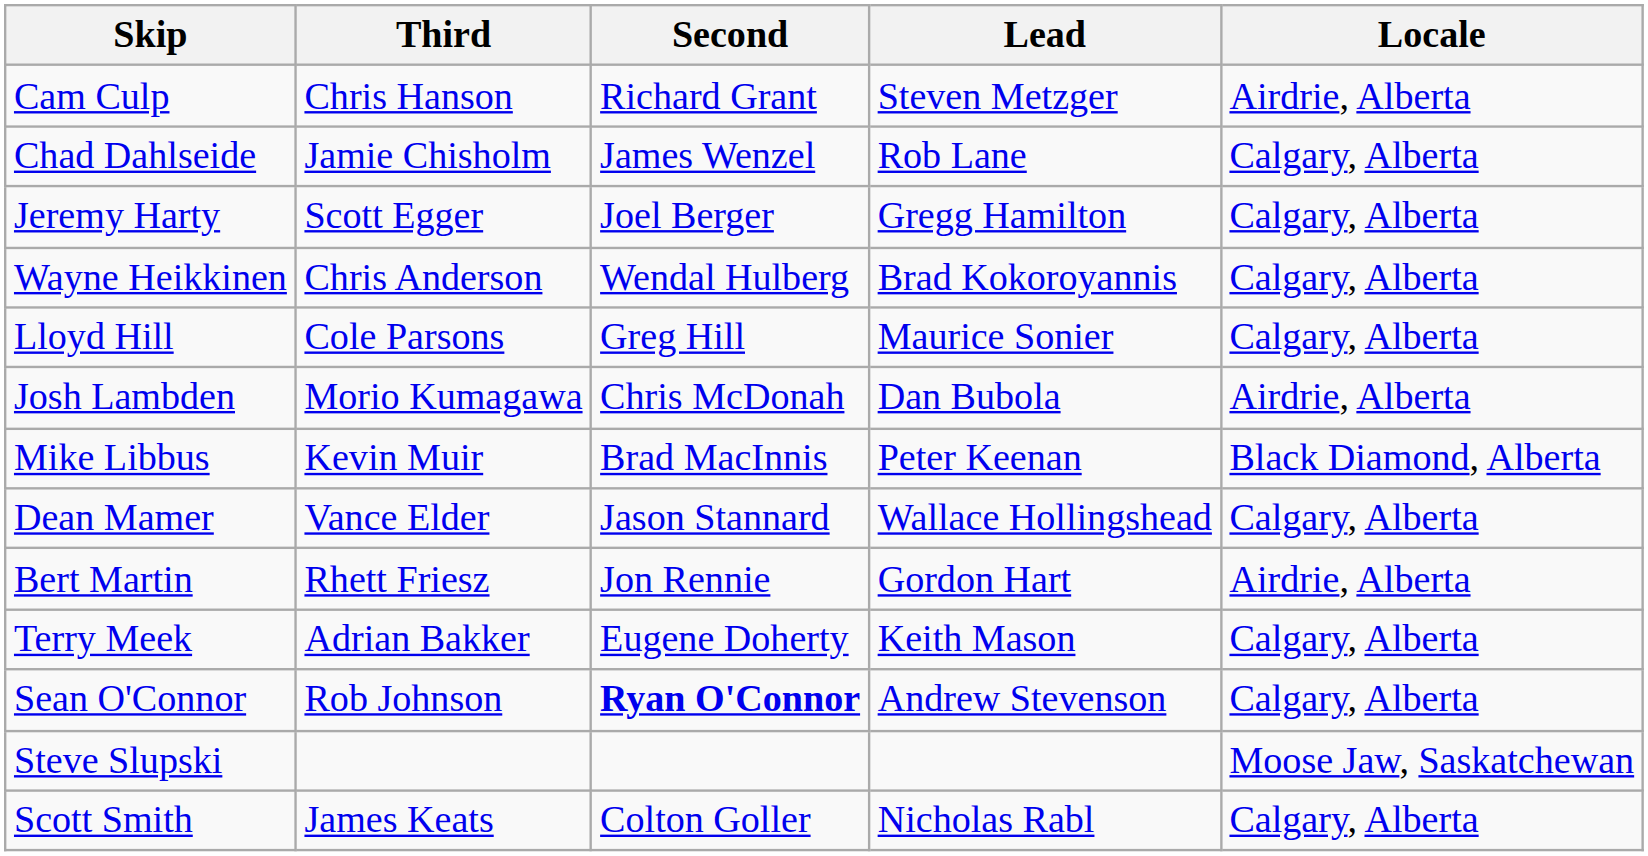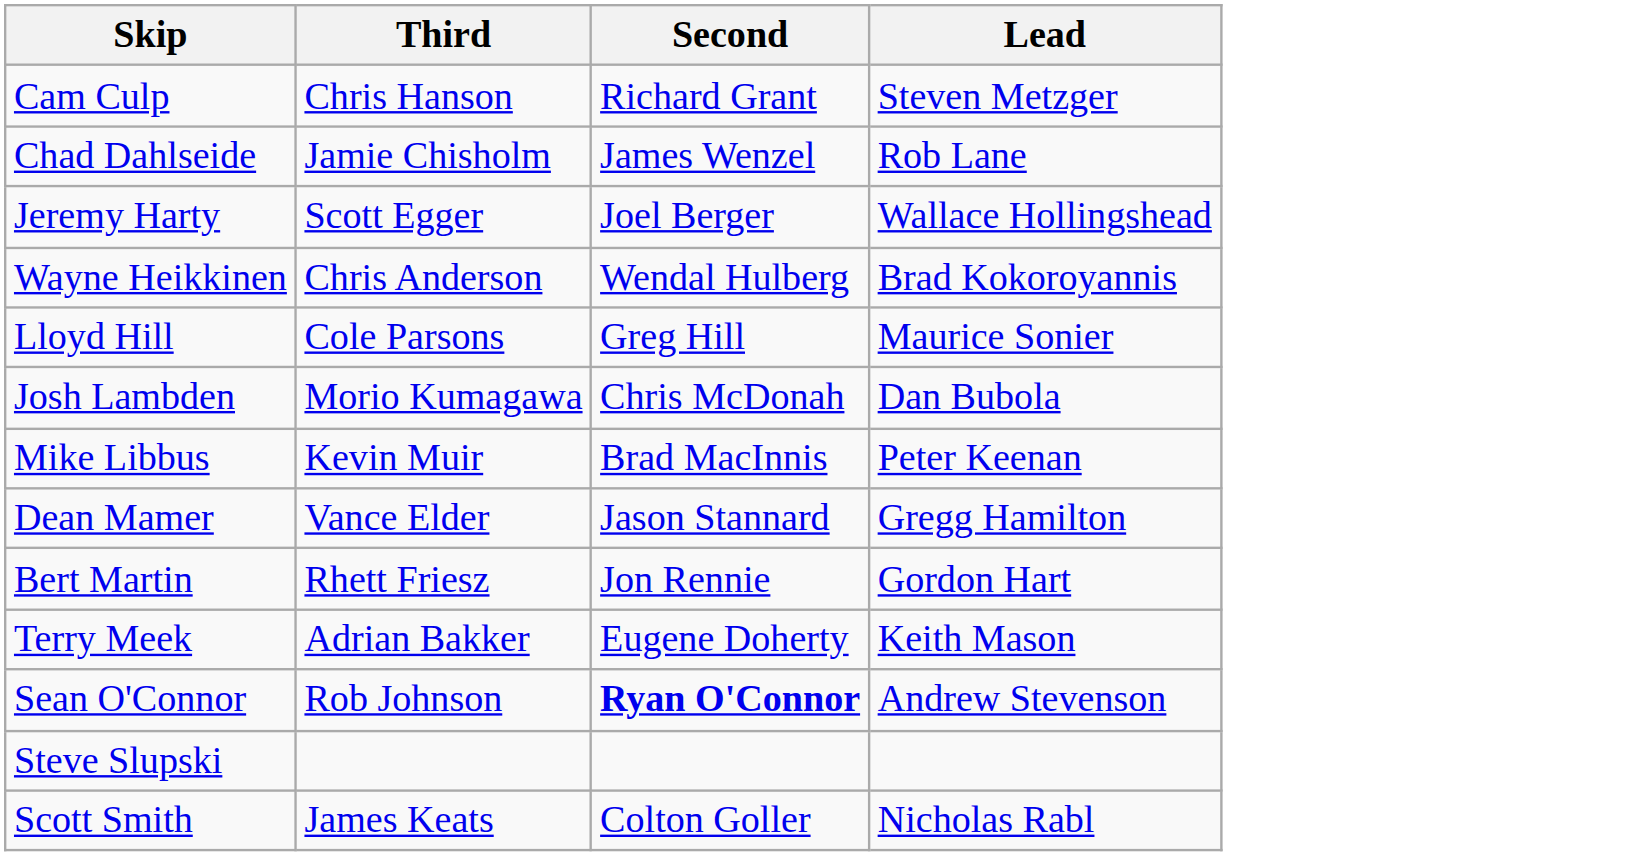- column: (1432, 34)
(1002, 215) Gregg Hamilton -> (1045, 215) Wallace Hollingshead
(1045, 517) Wallace Hollingshead -> (1002, 517) Gregg Hamilton
